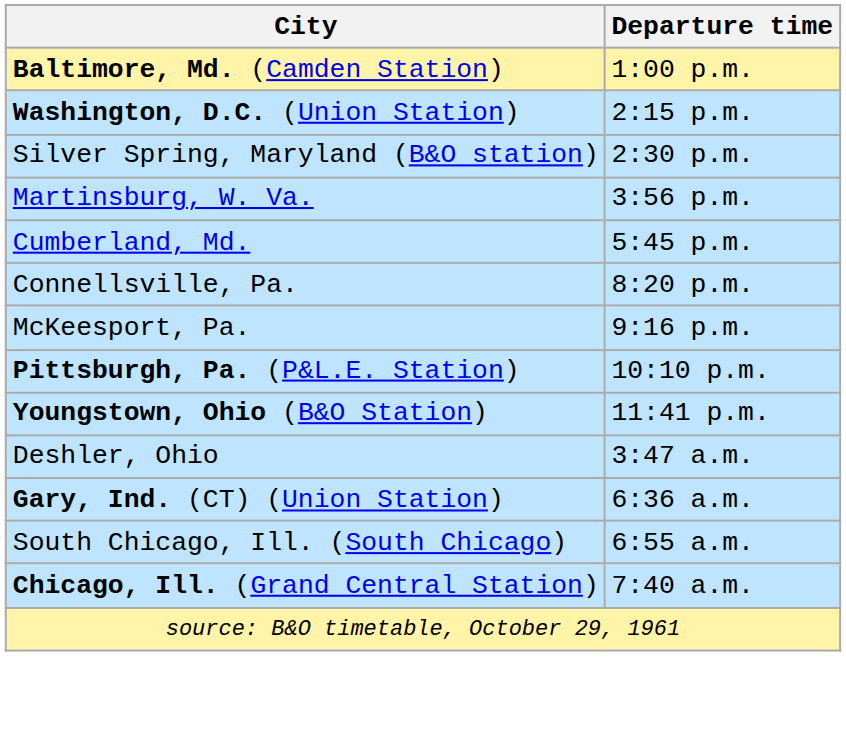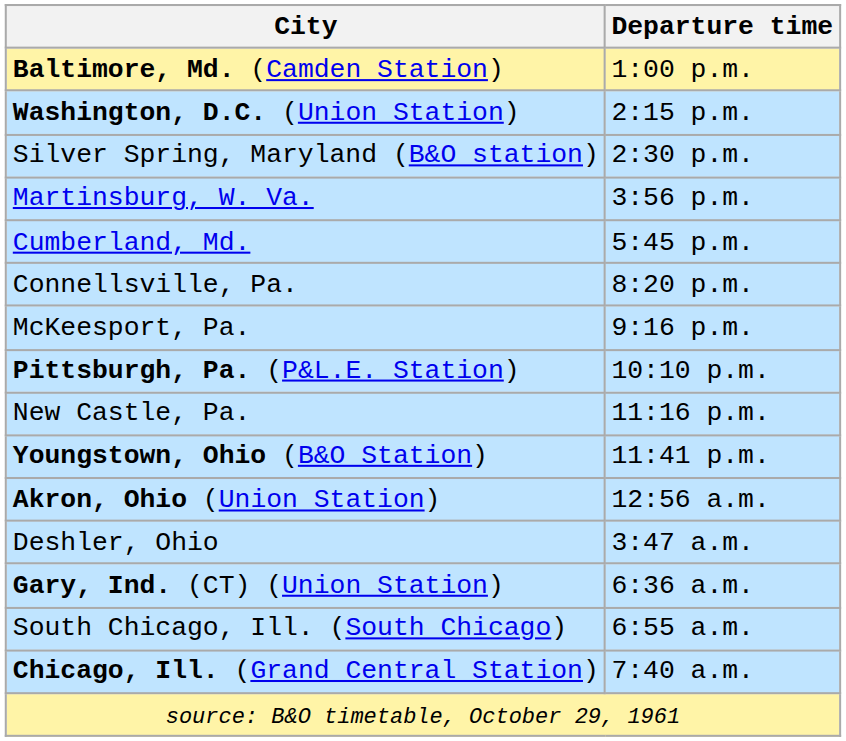+ row: (132, 414)
+ row: (227, 500)
